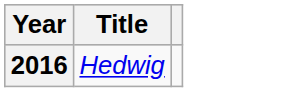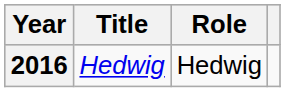+ column: (219, 24)
